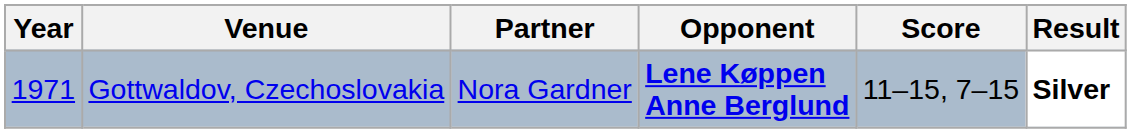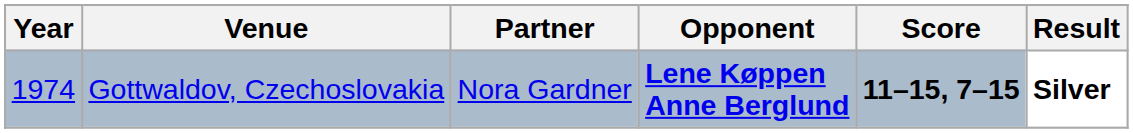(43, 89) 1971 -> (43, 89) 1974
(941, 89) normal -> (941, 89) bold
